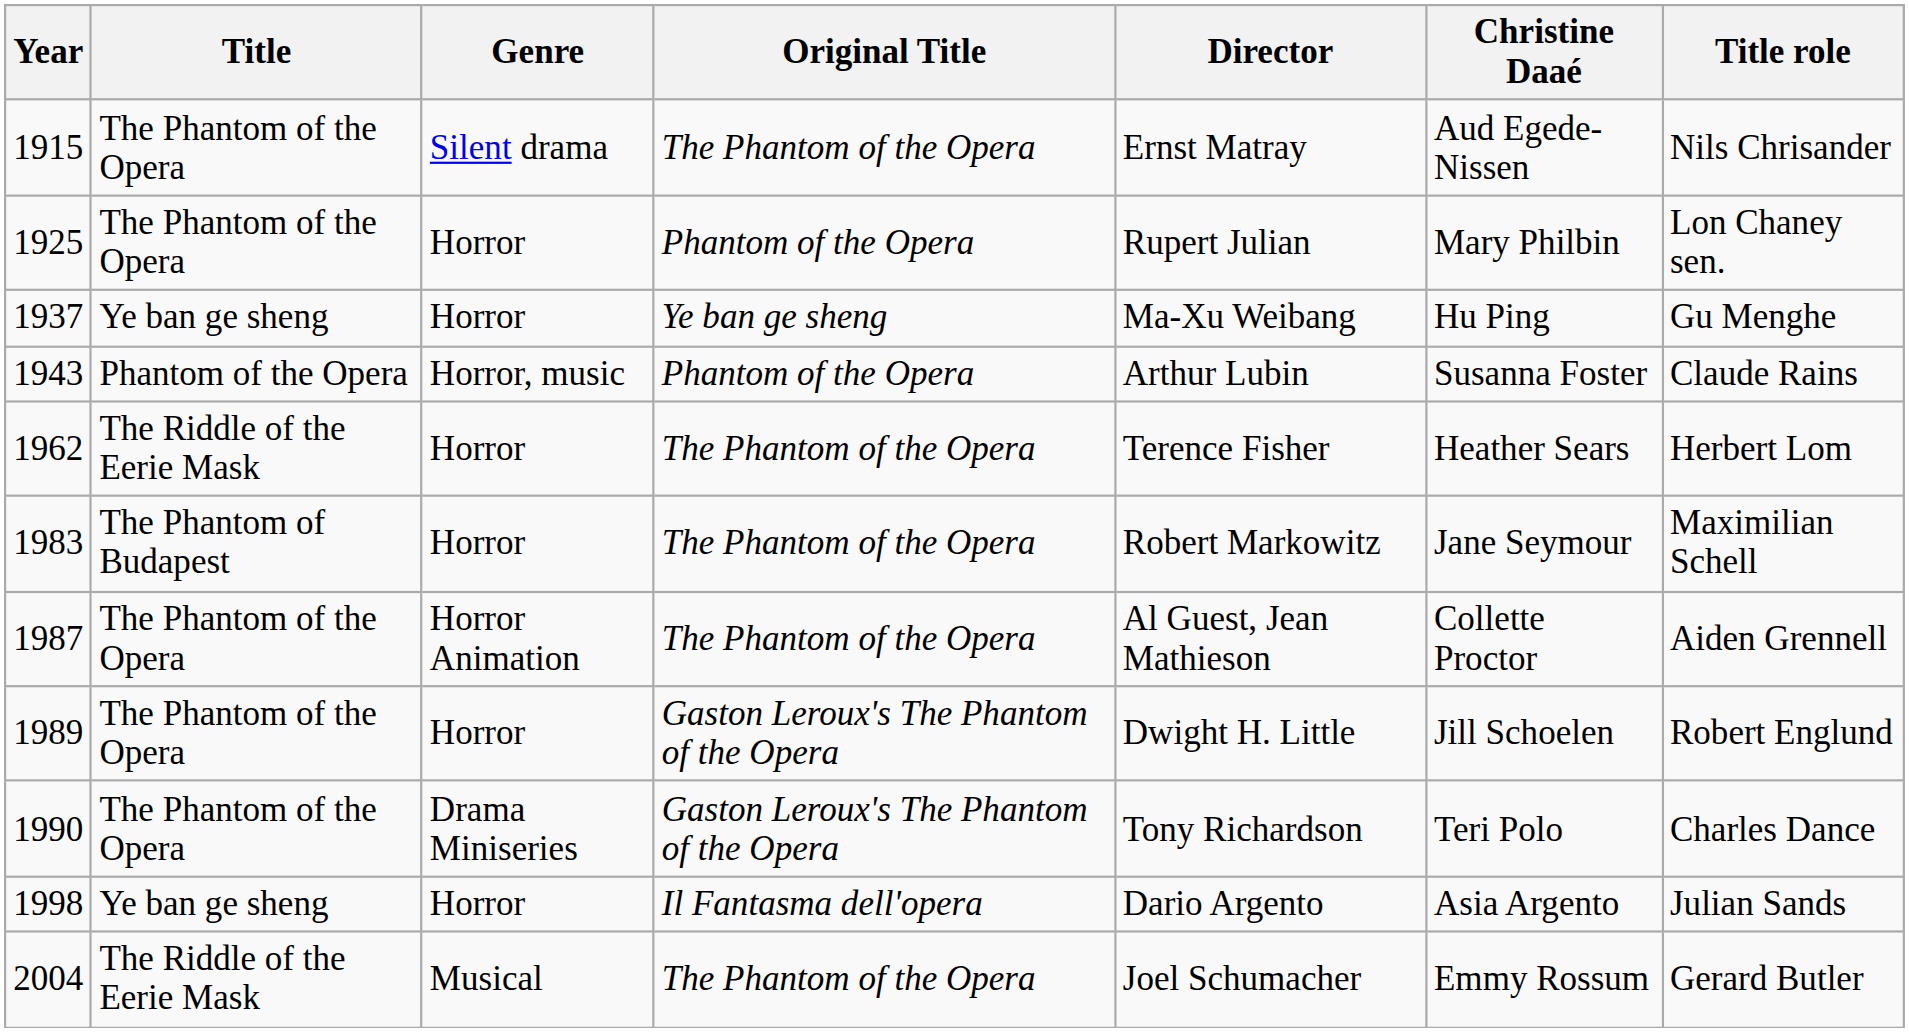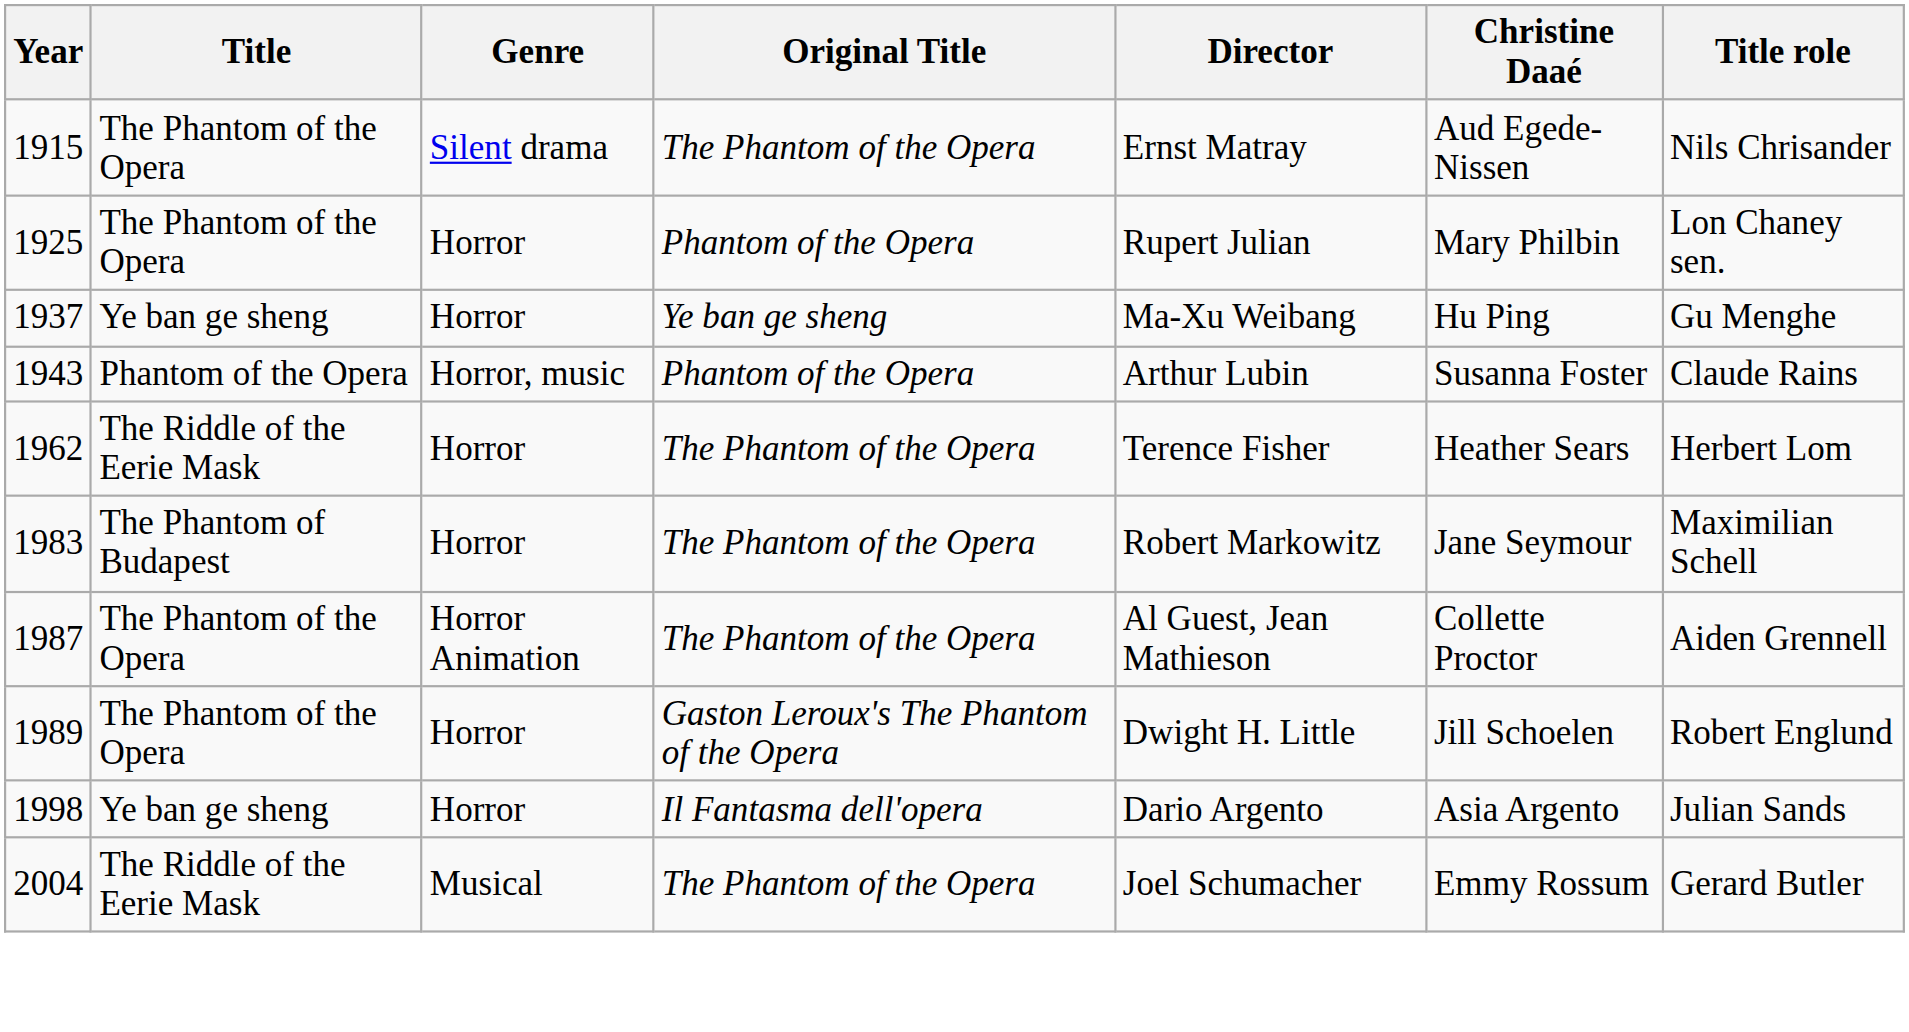- row: (48, 828)
